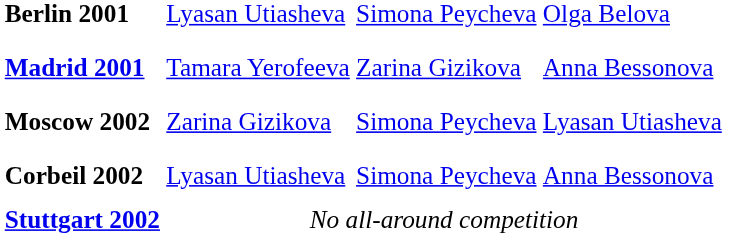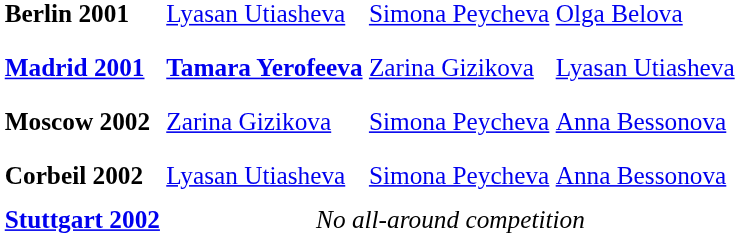(258, 67) normal -> (264, 67) bold
(628, 67) Anna Bessonova -> (645, 67) Lyasan Utiasheva
(632, 121) Lyasan Utiasheva -> (641, 121) Anna Bessonova
